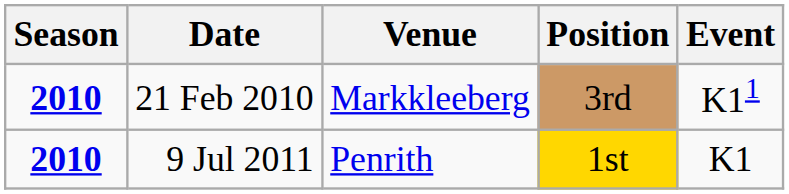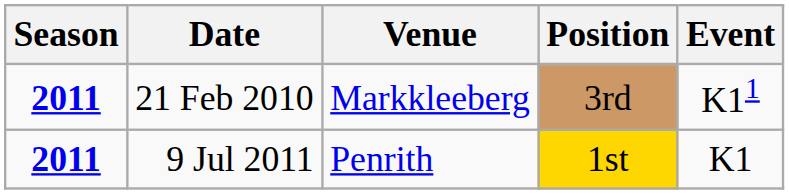(66, 96) 2010 -> (66, 96) 2011
(66, 159) 2010 -> (66, 159) 2011
